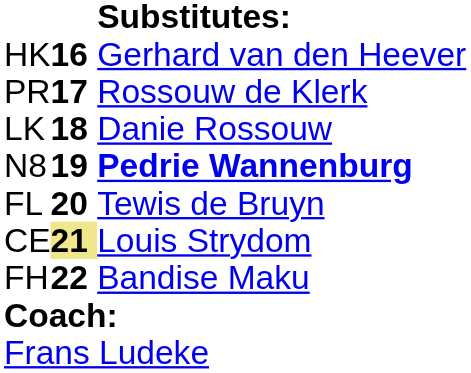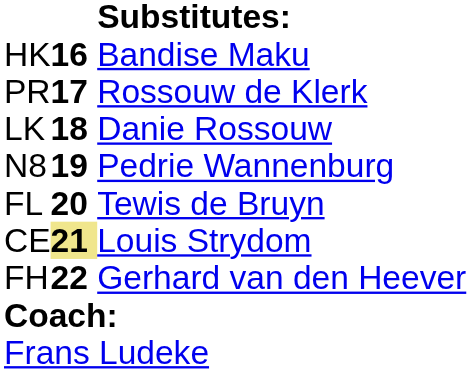(282, 54) Gerhard van den Heever -> (203, 54) Bandise Maku
(255, 166) bold -> (246, 166) normal
(203, 278) Bandise Maku -> (282, 278) Gerhard van den Heever
